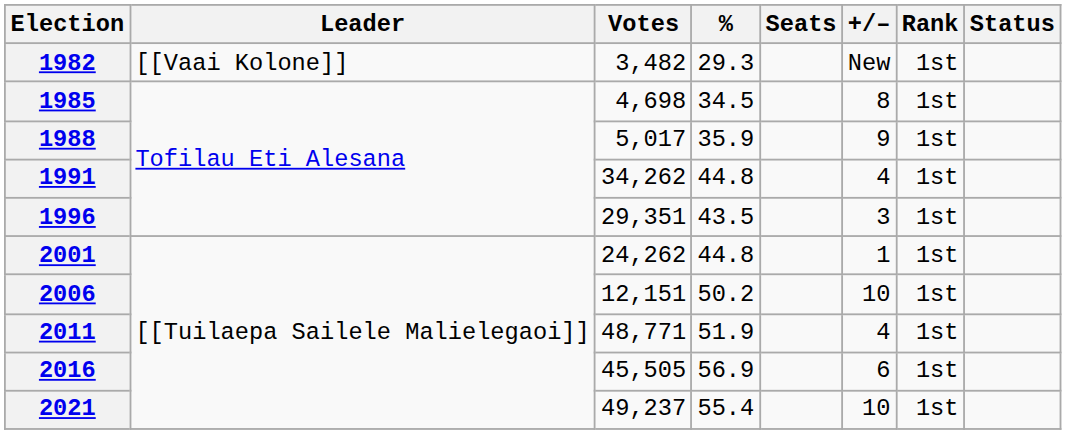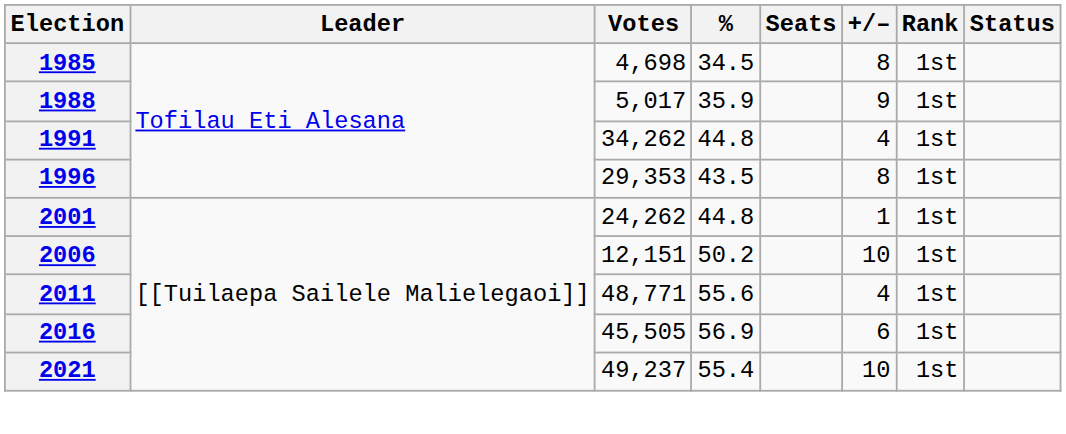- row: (67, 63)
(644, 217) 29,351 -> (644, 178) 29,353
(883, 217) 3 -> (883, 178) 8
(726, 333) 51.9 -> (726, 294) 55.6
